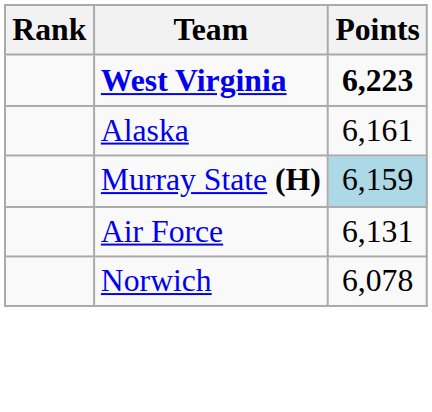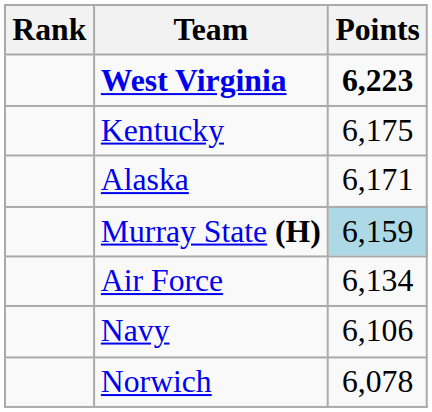+ row: (162, 130)
(378, 130) 6,161 -> (378, 180) 6,171
(378, 230) 6,131 -> (378, 280) 6,134
+ row: (135, 331)
